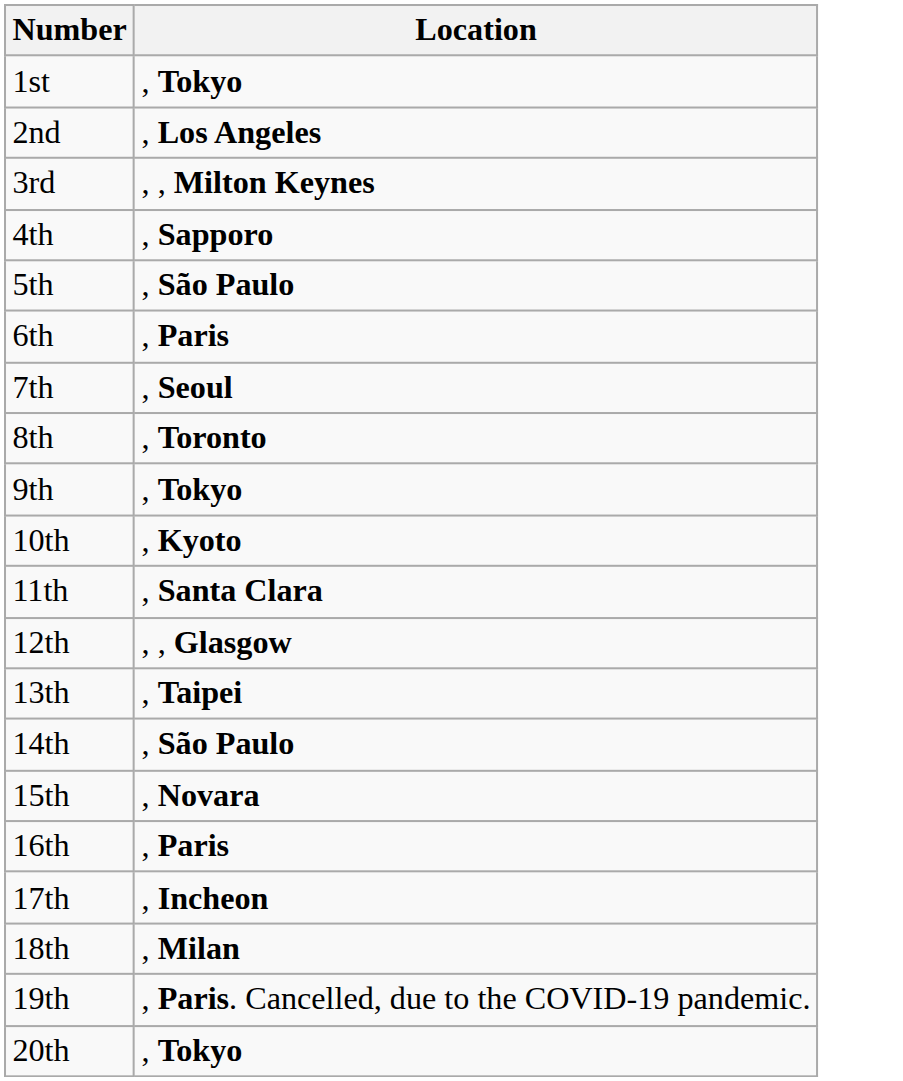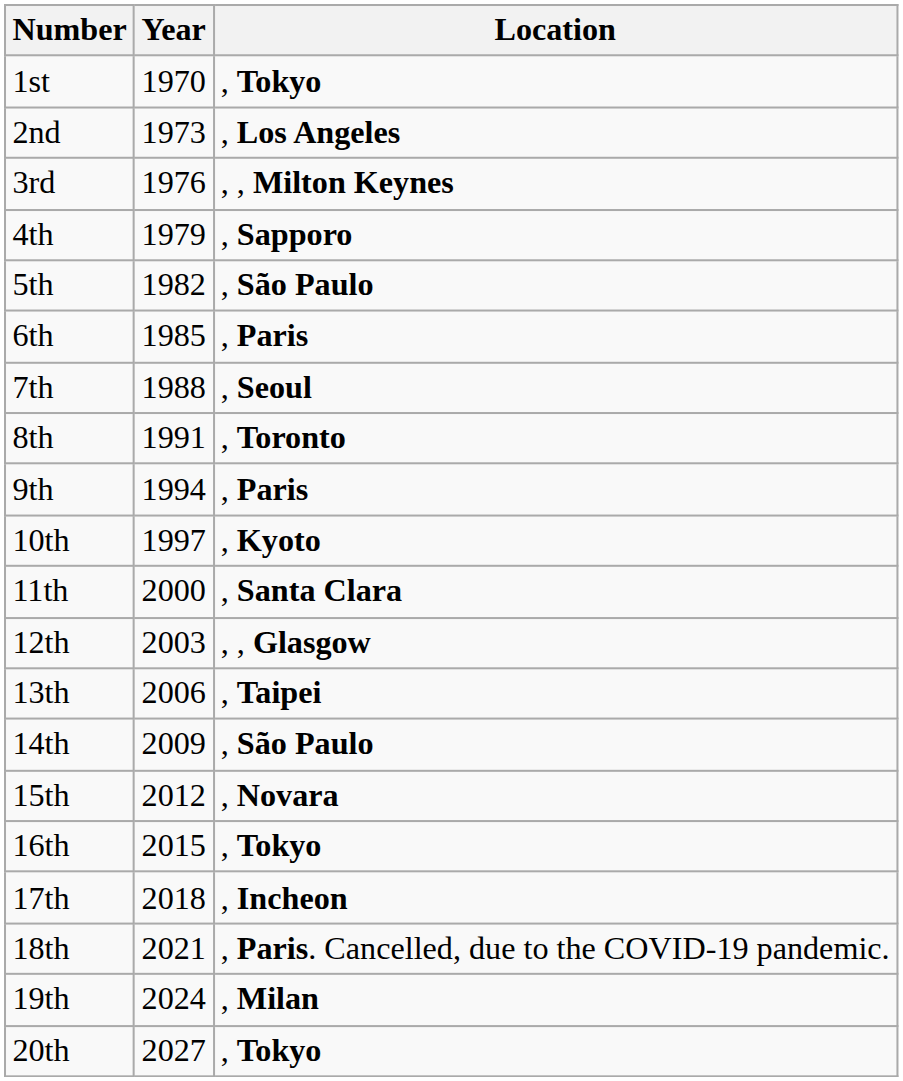+ column: (174, 30)
(192, 489) , Tokyo -> (264, 489) , Paris
(185, 846) , Paris -> (271, 846) , Tokyo
(191, 948) , Milan -> (555, 948) , Paris. Cancelled, due to the COVID-19 pandemic.
(476, 999) , Paris. Cancelled, due to the COVID-19 pandemic. -> (270, 999) , Milan
